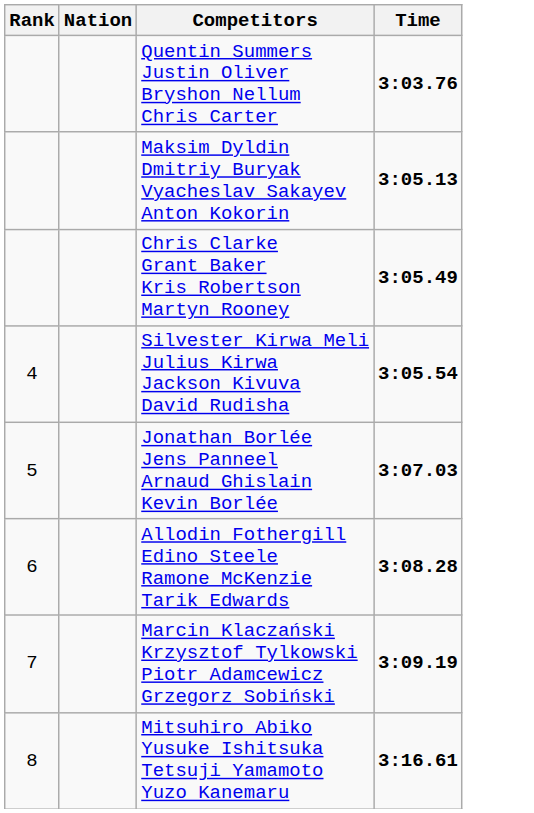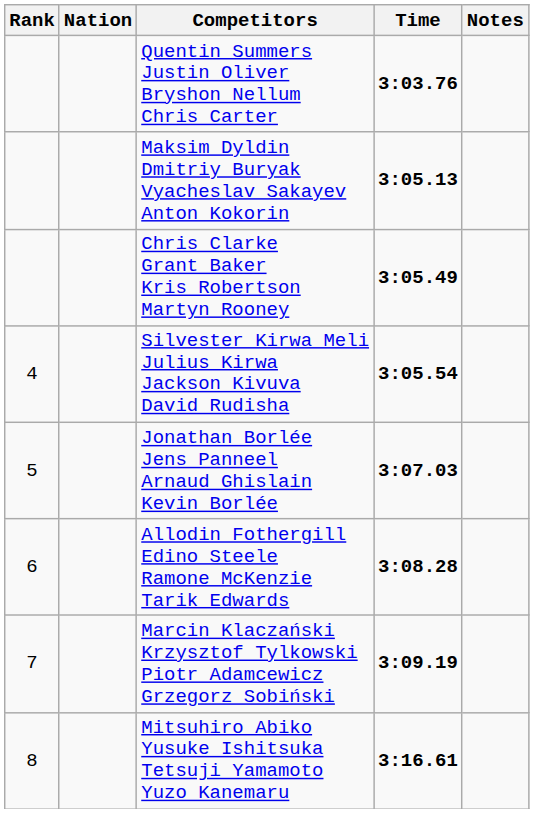+ column: (495, 20)
